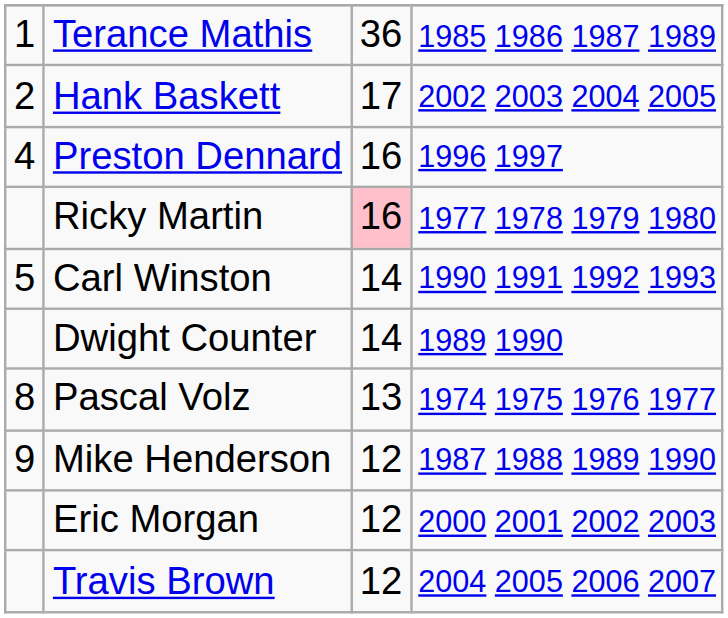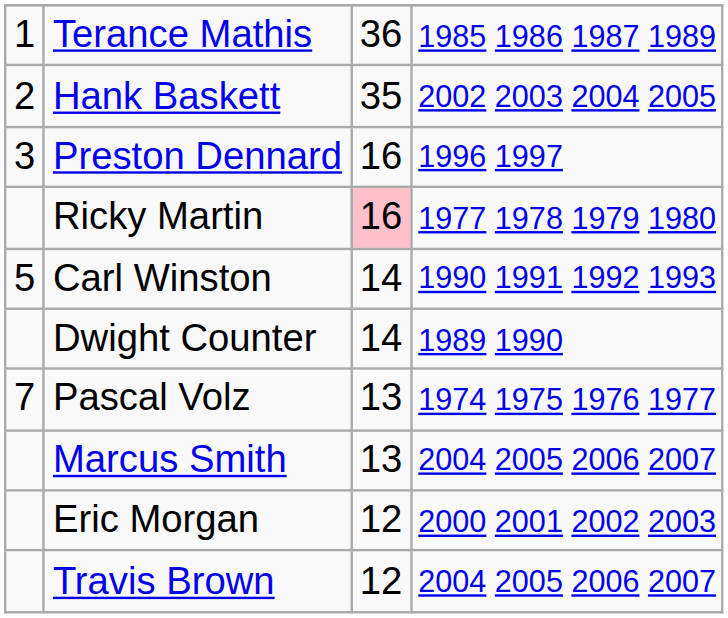(381, 95) 17 -> (381, 95) 35
(25, 156) 4 -> (25, 156) 3
(25, 398) 8 -> (25, 398) 7
+ row: (170, 459)
- row: (192, 459)
